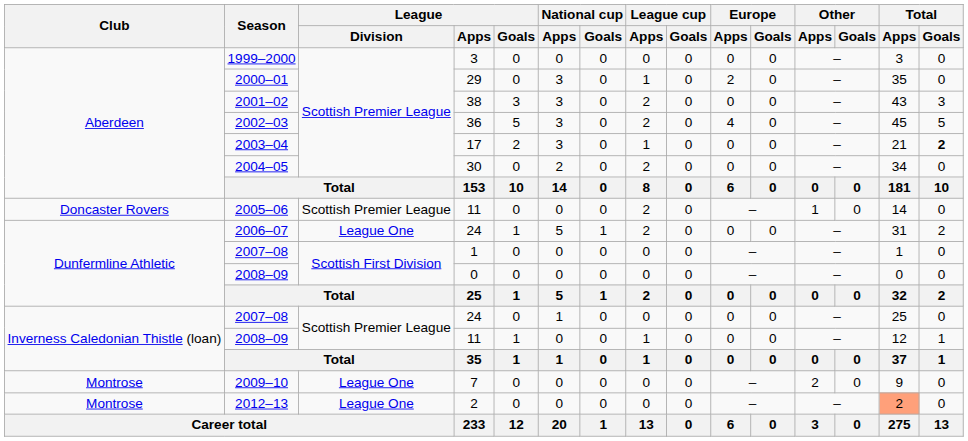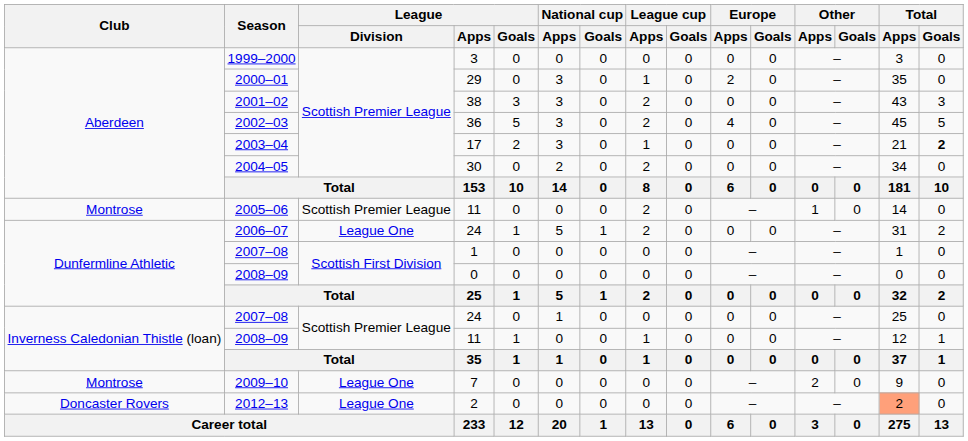(114, 209) Doncaster Rovers -> (114, 209) Montrose
(114, 403) Montrose -> (114, 403) Doncaster Rovers
